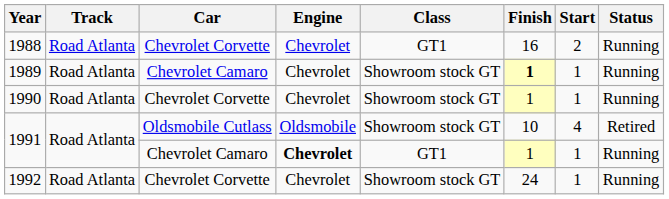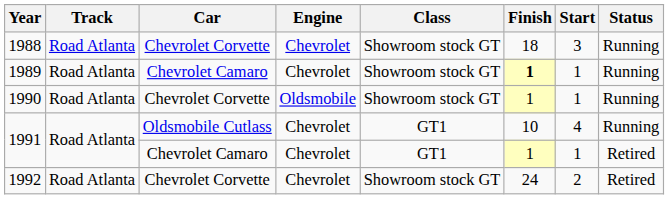(432, 45) GT1 -> (432, 45) Showroom stock GT
(530, 45) 16 -> (530, 45) 18
(577, 45) 2 -> (577, 45) 3
(318, 99) Chevrolet -> (318, 99) Oldsmobile
(318, 126) Oldsmobile -> (318, 126) Chevrolet
(432, 126) Showroom stock GT -> (432, 126) GT1
(631, 126) Retired -> (631, 126) Running
(318, 153) bold -> (318, 153) normal
(631, 153) Running -> (631, 153) Retired
(577, 180) 1 -> (577, 180) 2
(631, 180) Running -> (631, 180) Retired
